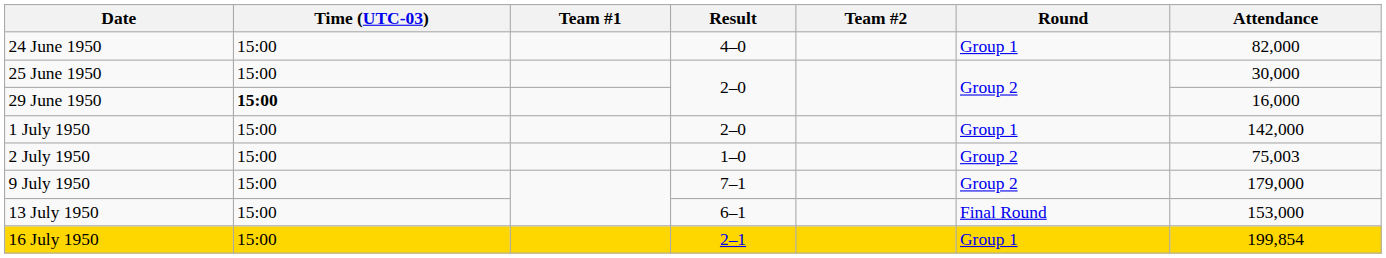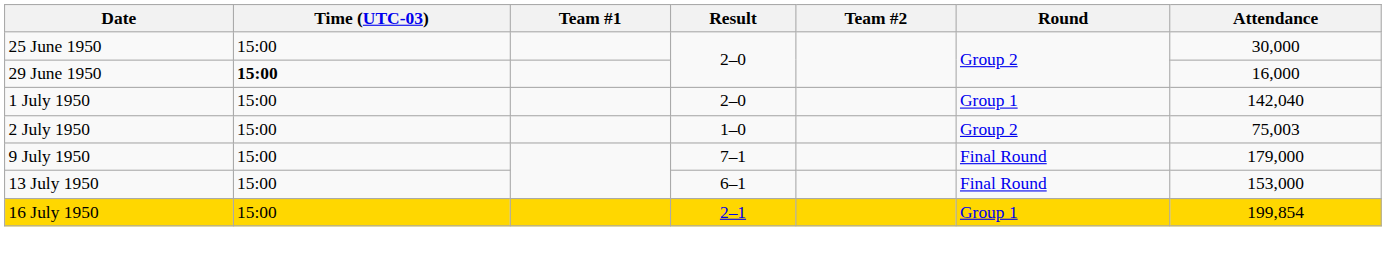- row: (55, 45)
(1276, 128) 142,000 -> (1276, 101) 142,040
(989, 184) Group 2 -> (1003, 156) Final Round
